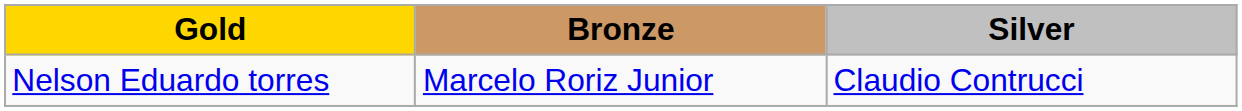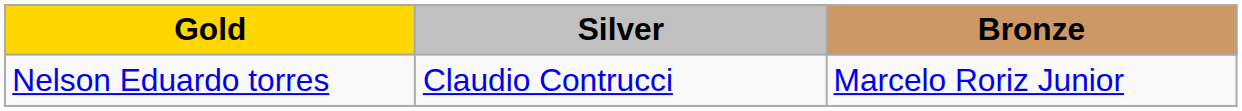columns swapped: (1031, 29) <-> (621, 29)
